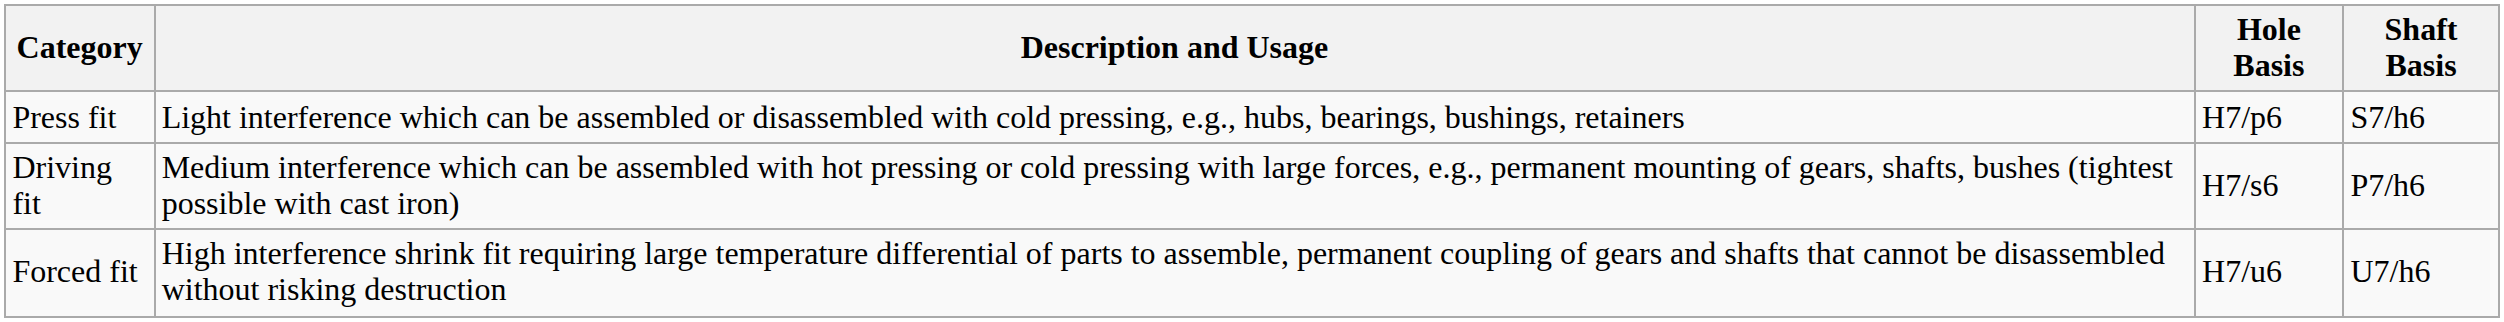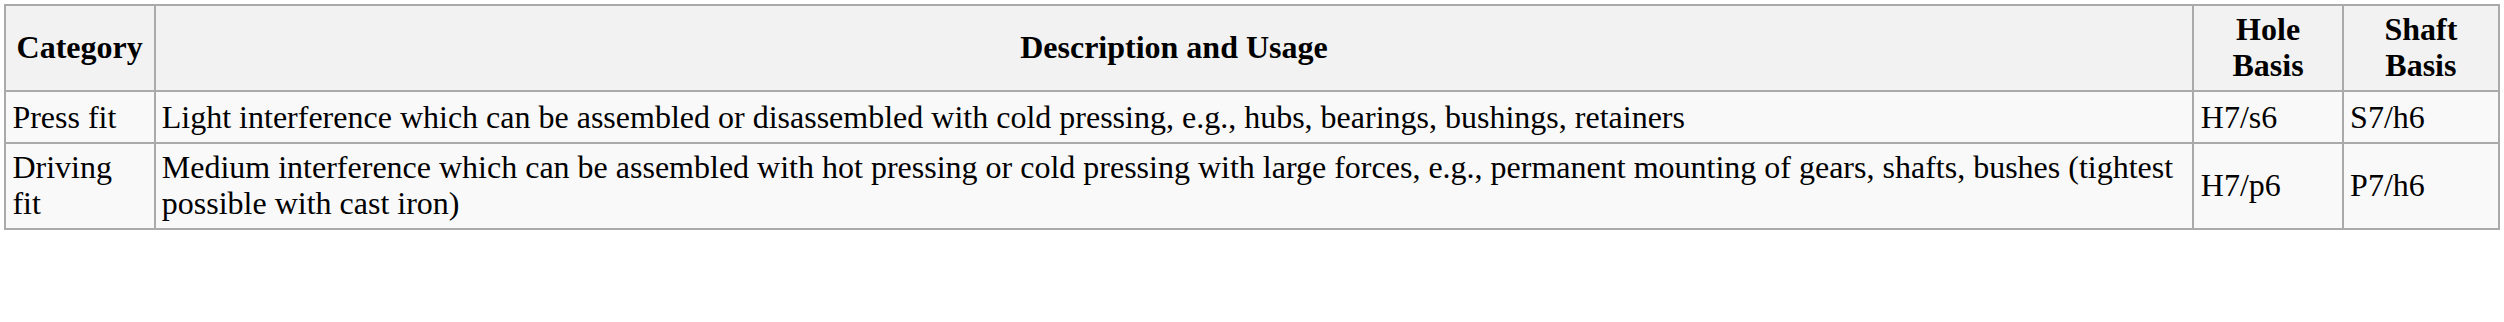(2242, 116) H7/p6 -> (2239, 116) H7/s6
(2240, 185) H7/s6 -> (2241, 185) H7/p6
- row: (75, 272)
